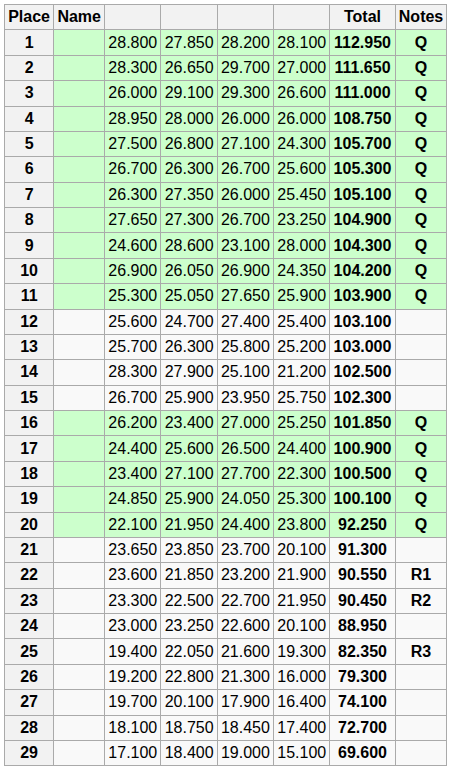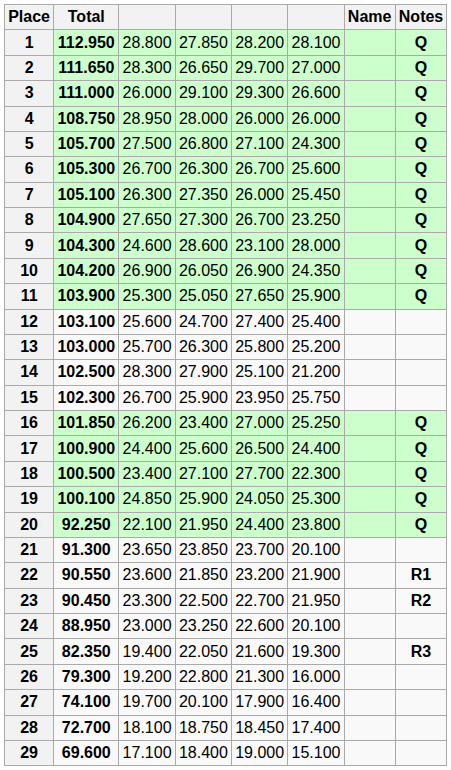columns swapped: (79, 17) <-> (362, 17)
